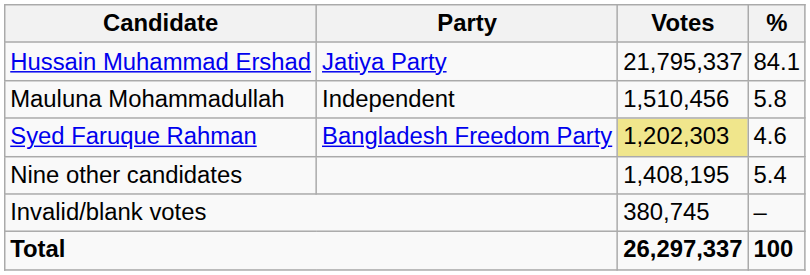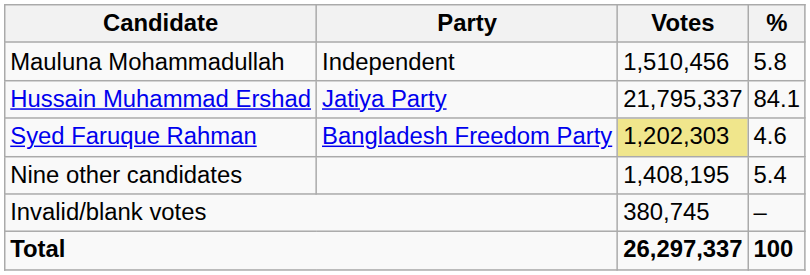rows swapped: (161, 61) <-> (147, 99)
